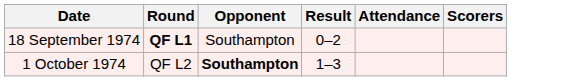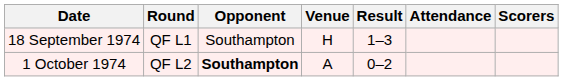+ column: (328, 16)
(171, 40) bold -> (171, 40) normal
(328, 40) 0–2 -> (380, 40) 1–3
(328, 64) 1–3 -> (380, 64) 0–2
